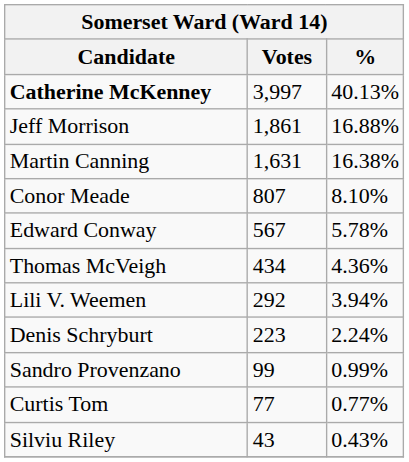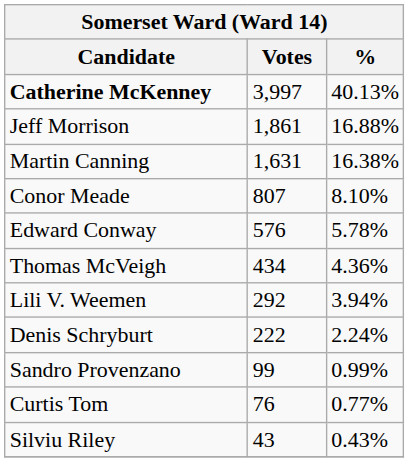(269, 230) 567 -> (269, 230) 576
(269, 334) 223 -> (269, 334) 222
(264, 404) 77 -> (264, 404) 76
